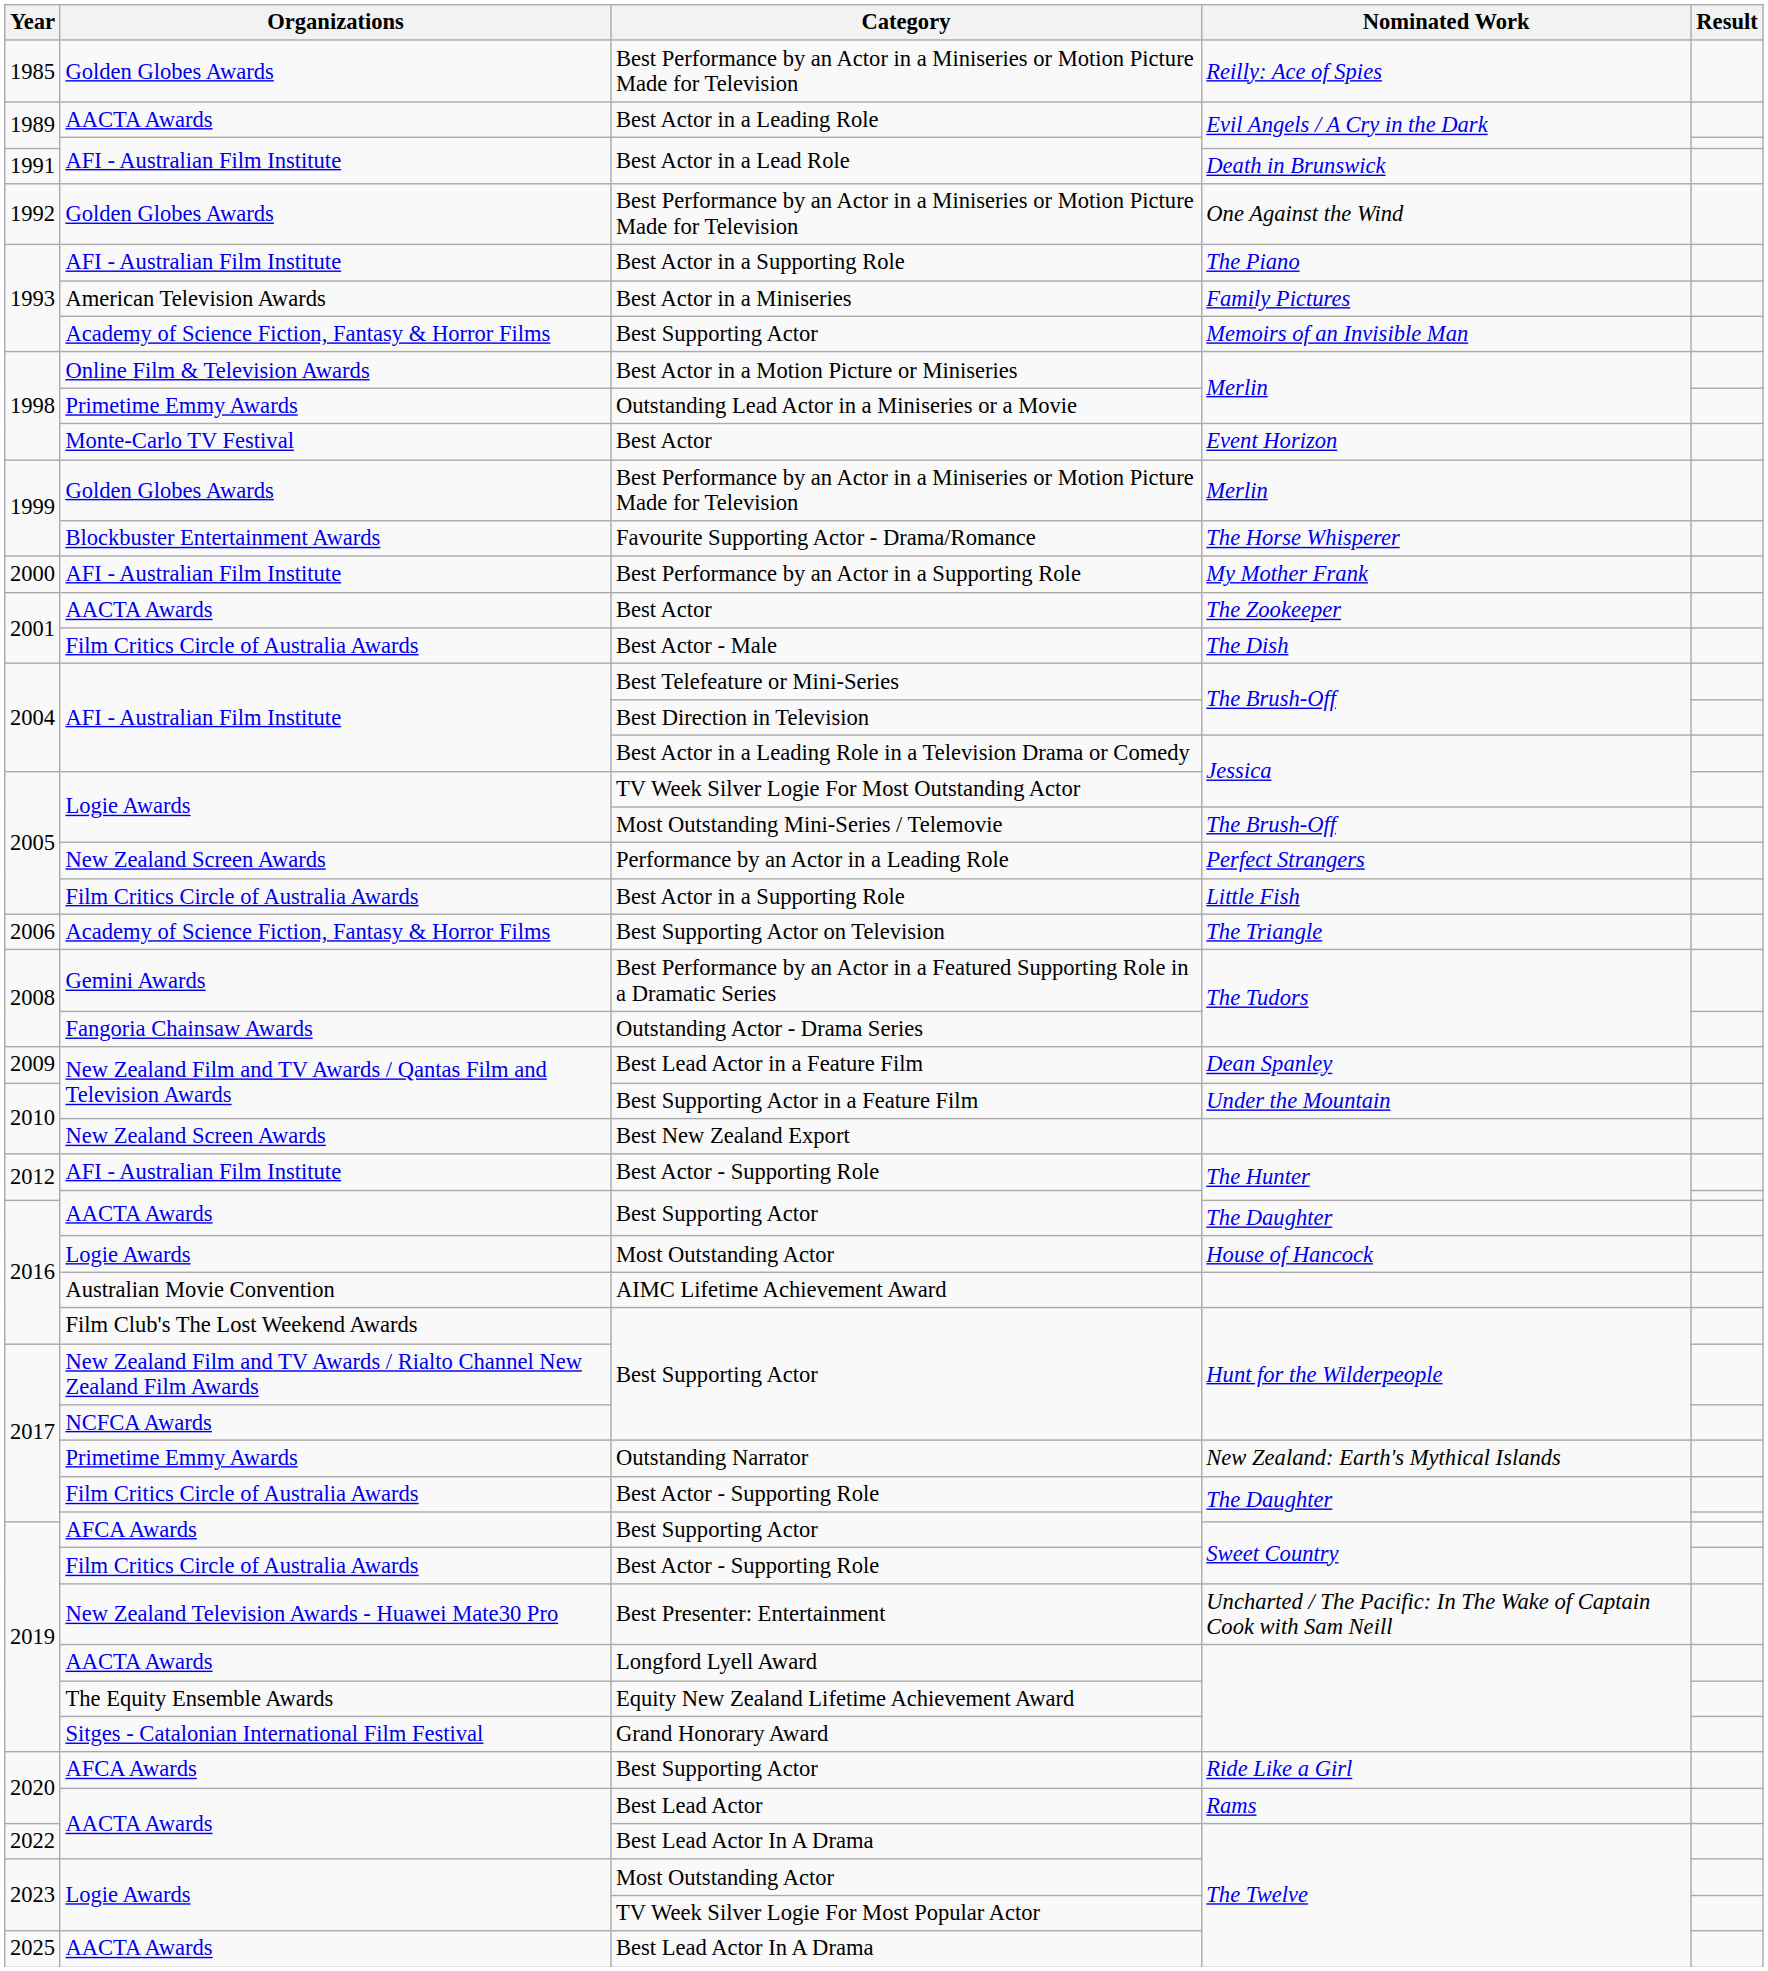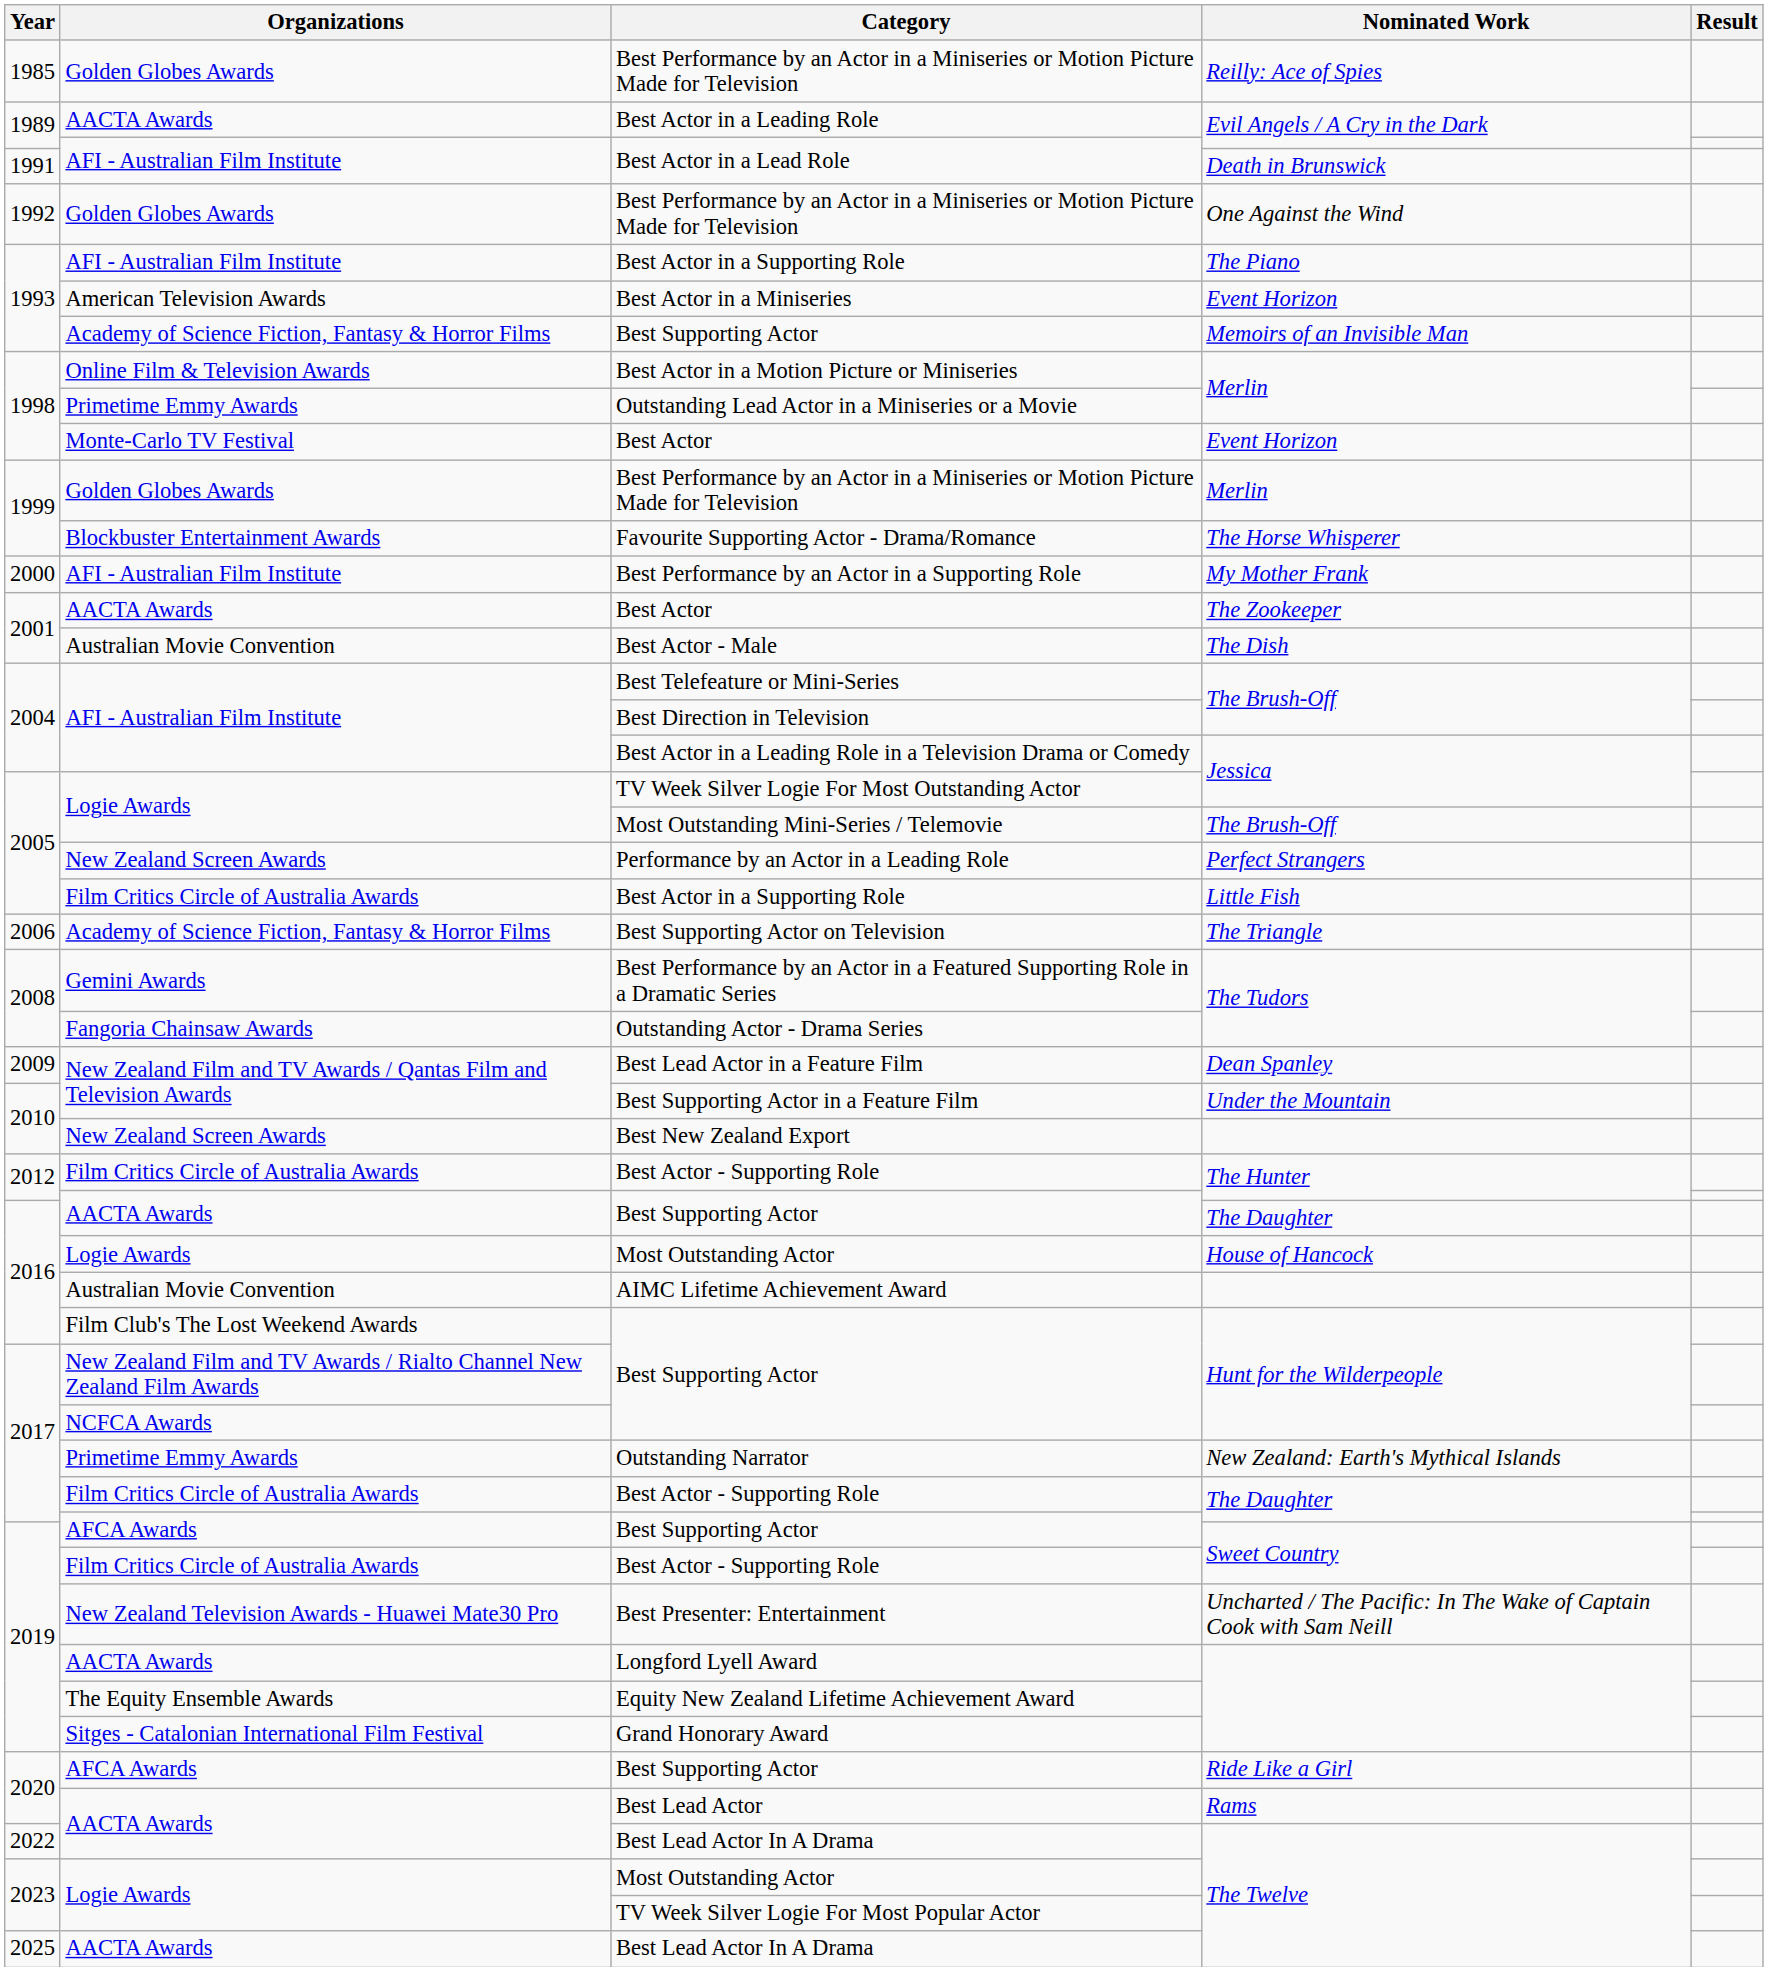(1278, 298) Family Pictures -> (1272, 298) Event Horizon
(242, 645) Film Critics Circle of Australia Awards -> (200, 645) Australian Movie Convention
(203, 1171) AFI - Australian Film Institute -> (242, 1171) Film Critics Circle of Australia Awards
